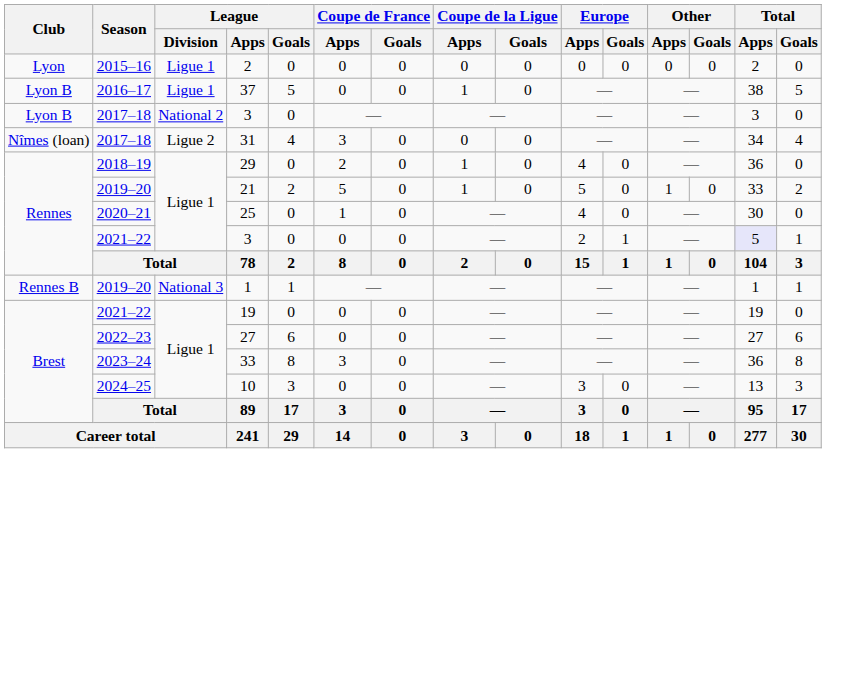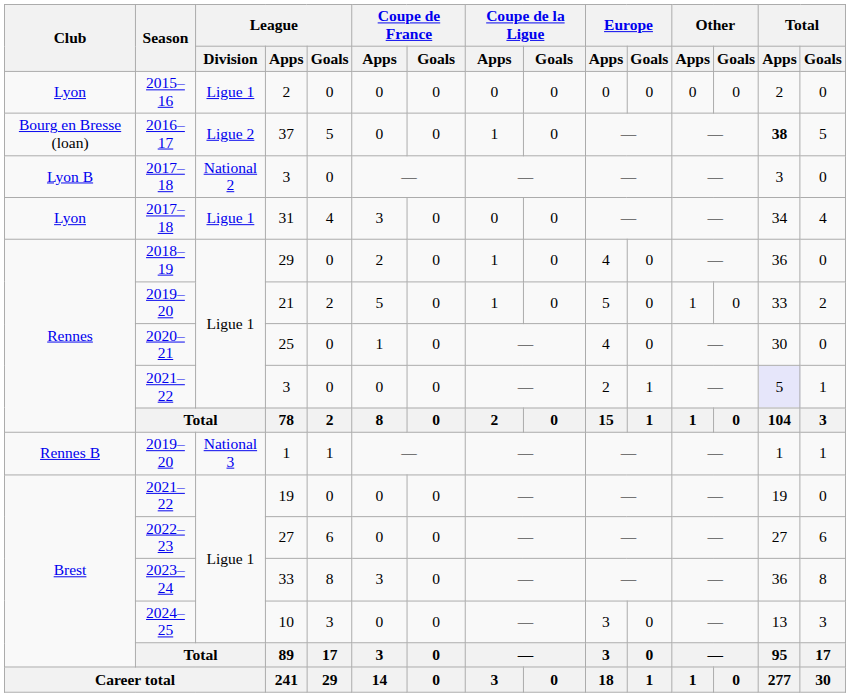(49, 90) Lyon B -> (70, 134) Bourg en Bresse (loan)
(191, 90) Ligue 1 -> (230, 134) Ligue 2
(755, 90) normal -> (779, 134) bold
(49, 139) Nîmes (loan) -> (70, 218) Lyon
(191, 139) Ligue 2 -> (230, 218) Ligue 1
